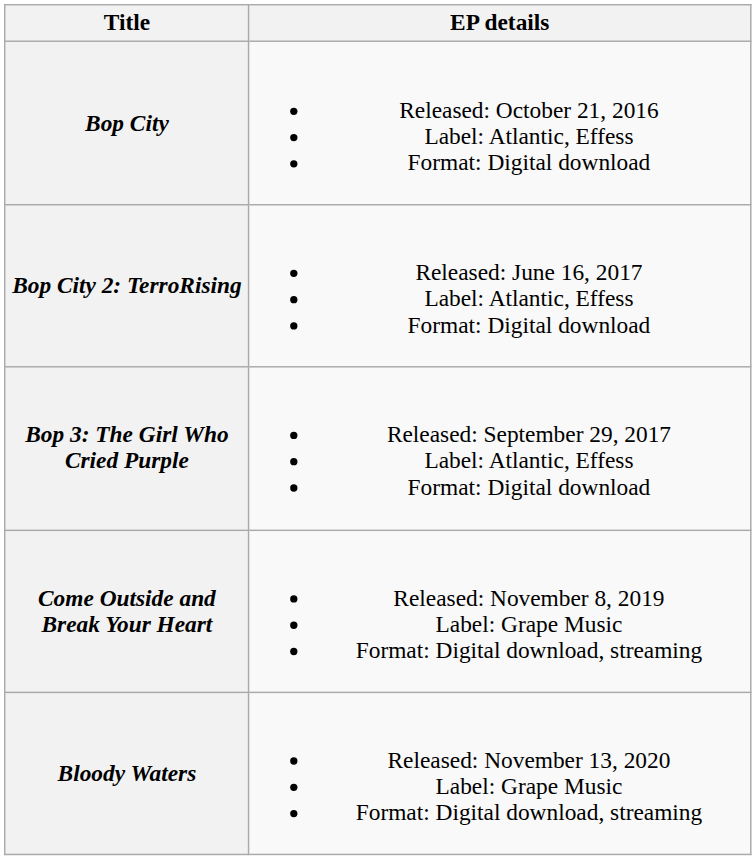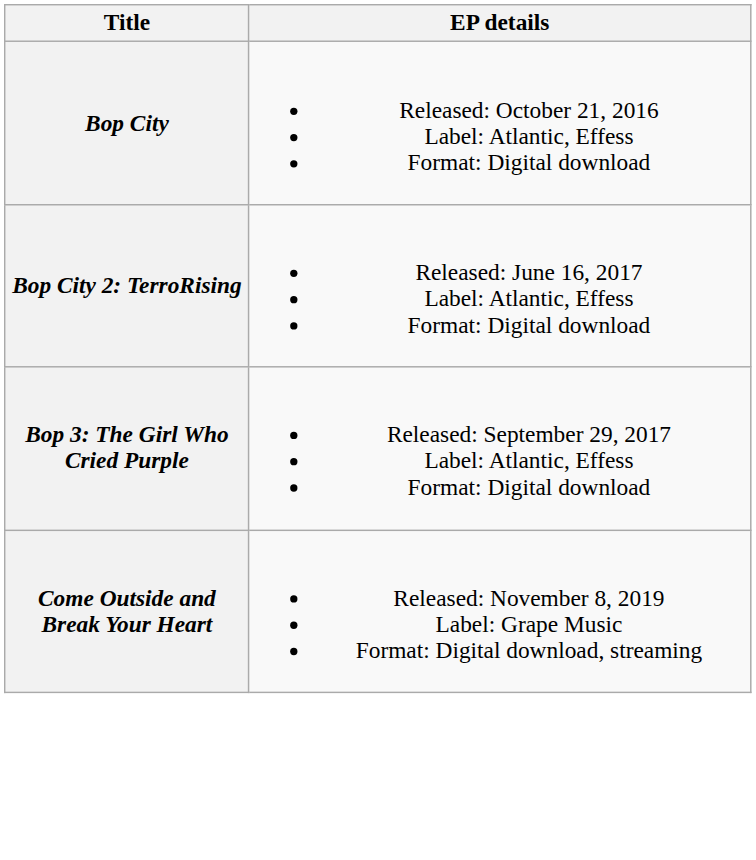- row: (127, 773)
